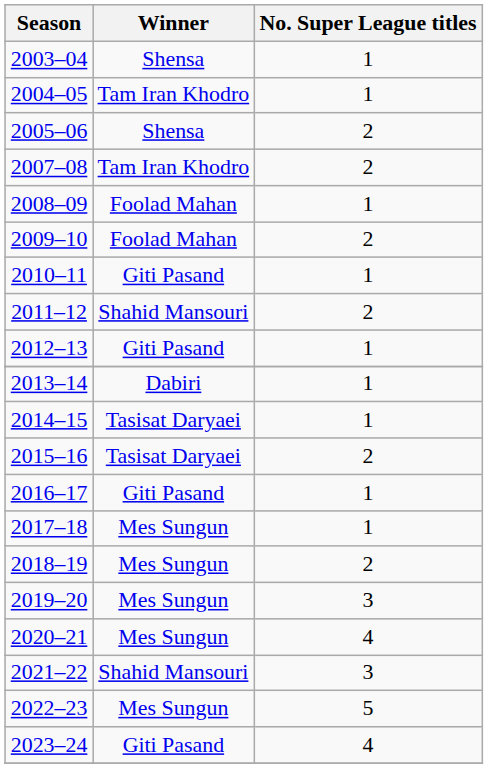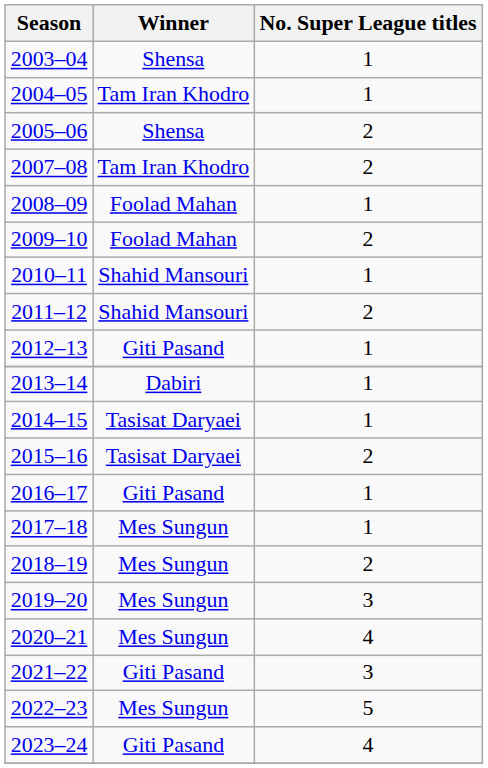(173, 275) Giti Pasand -> (173, 275) Shahid Mansouri
(173, 672) Shahid Mansouri -> (173, 672) Giti Pasand
